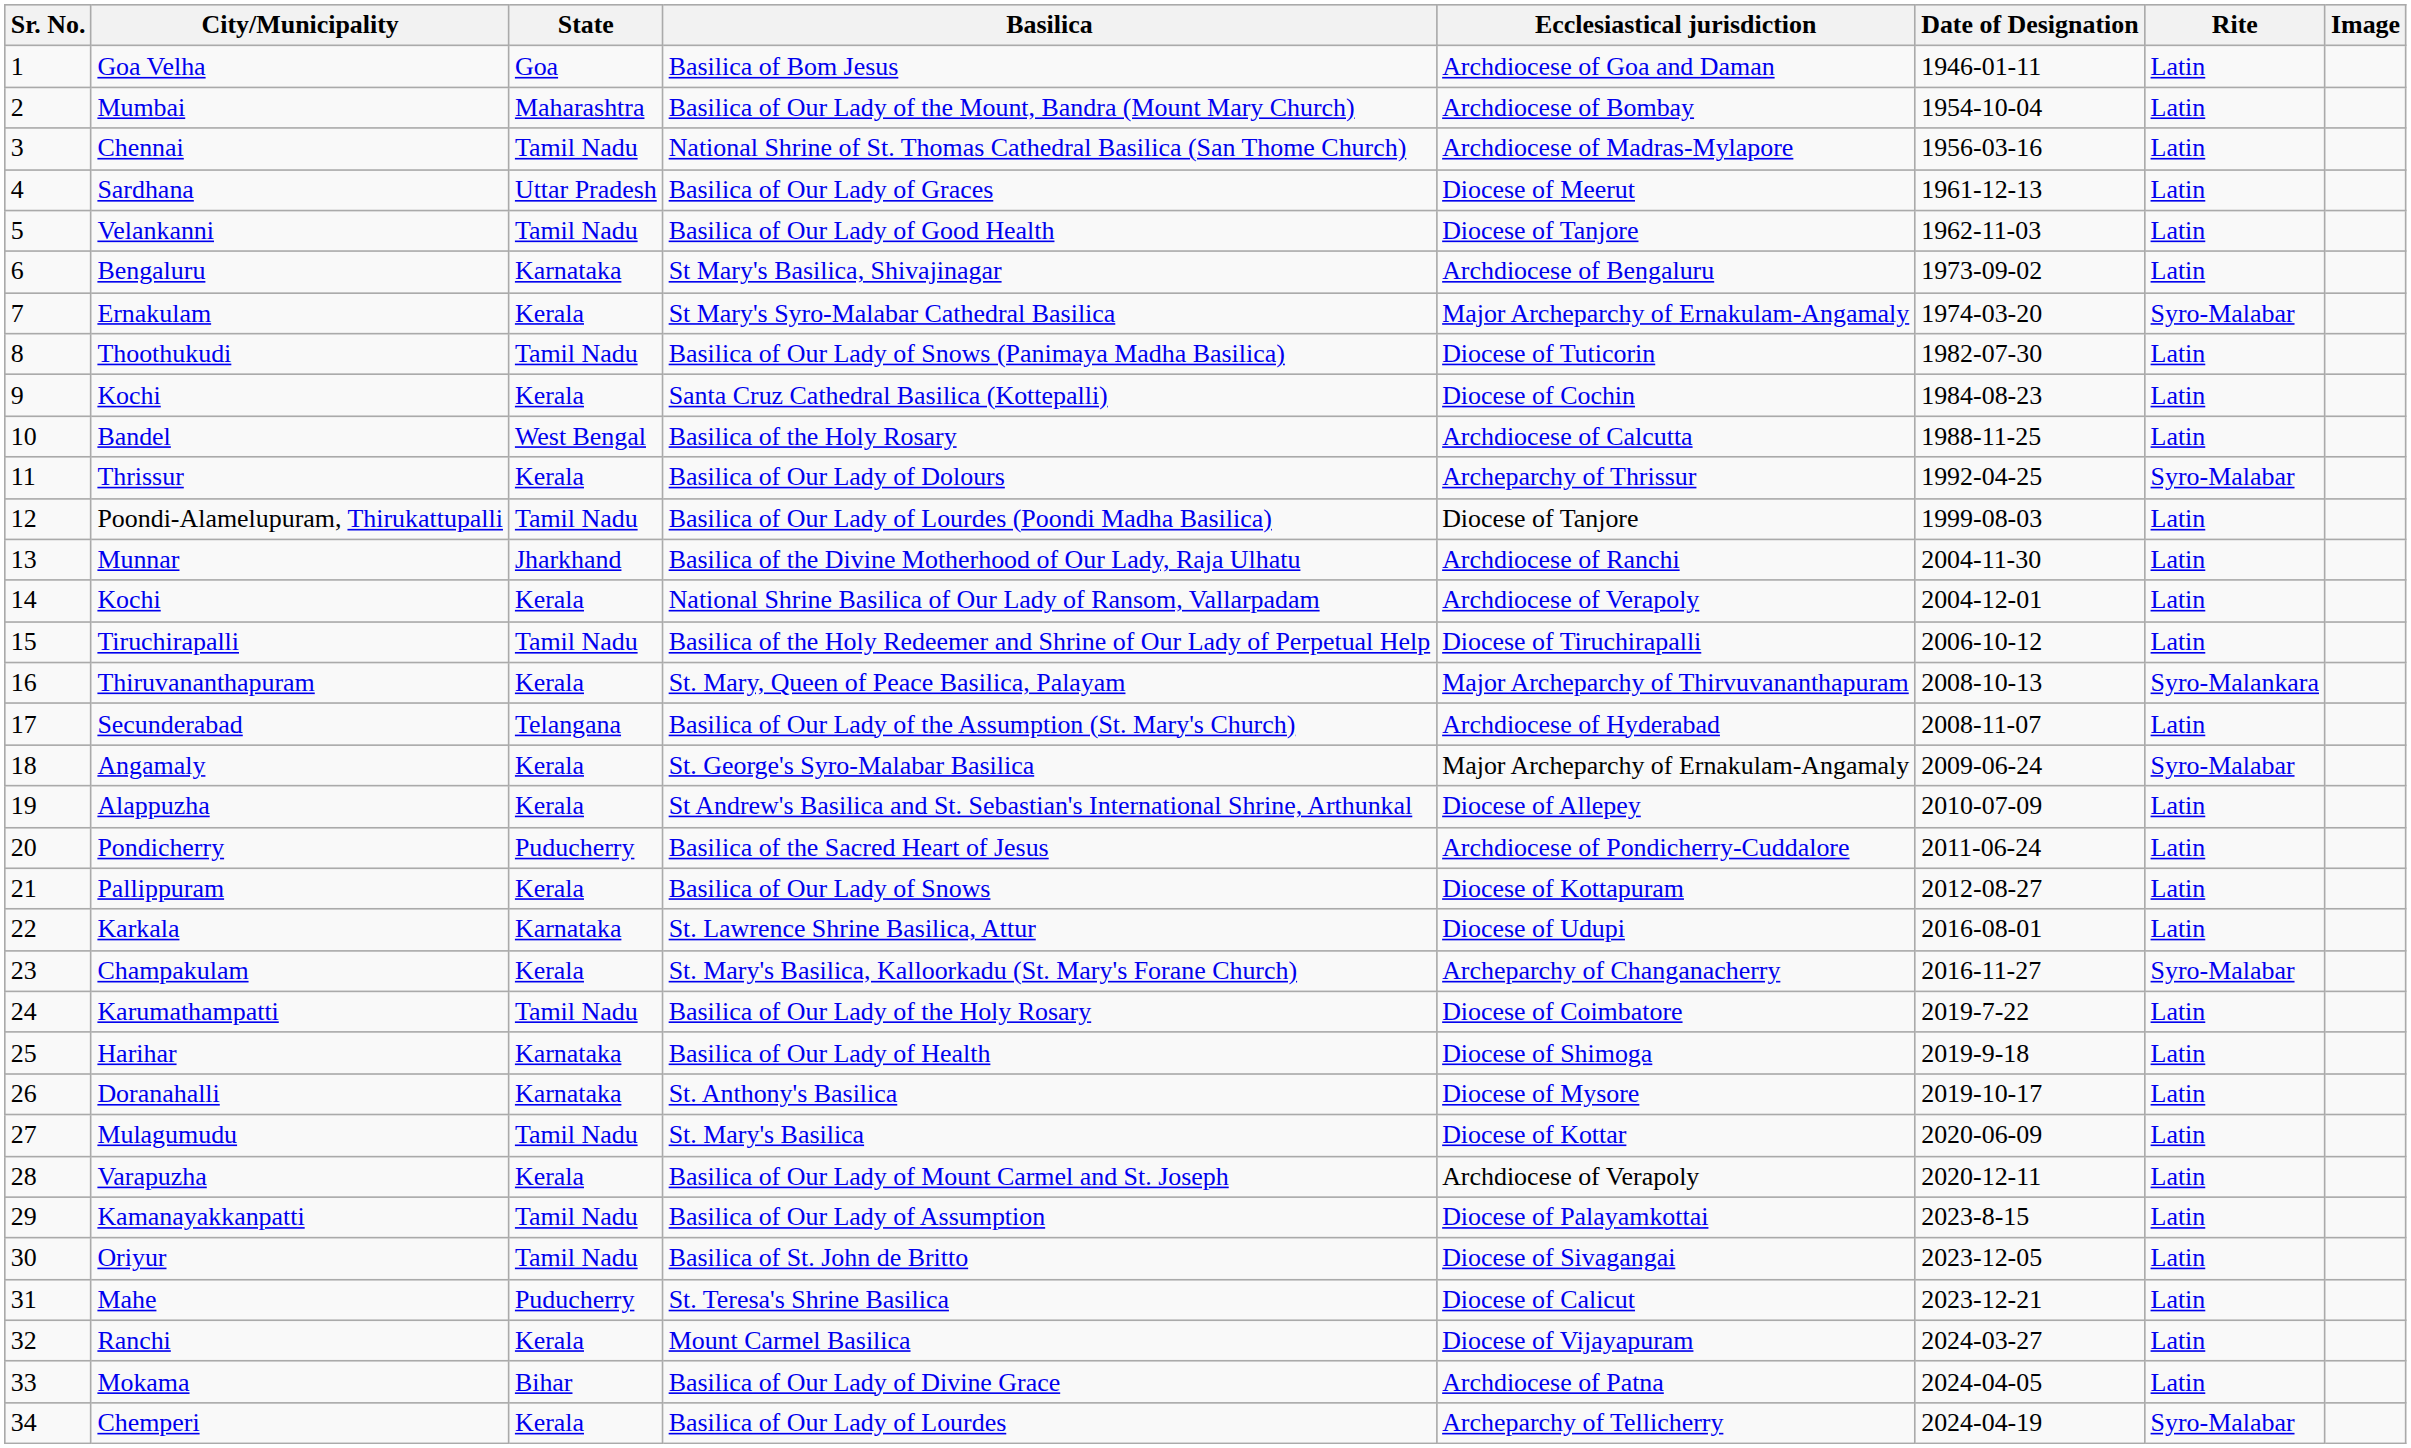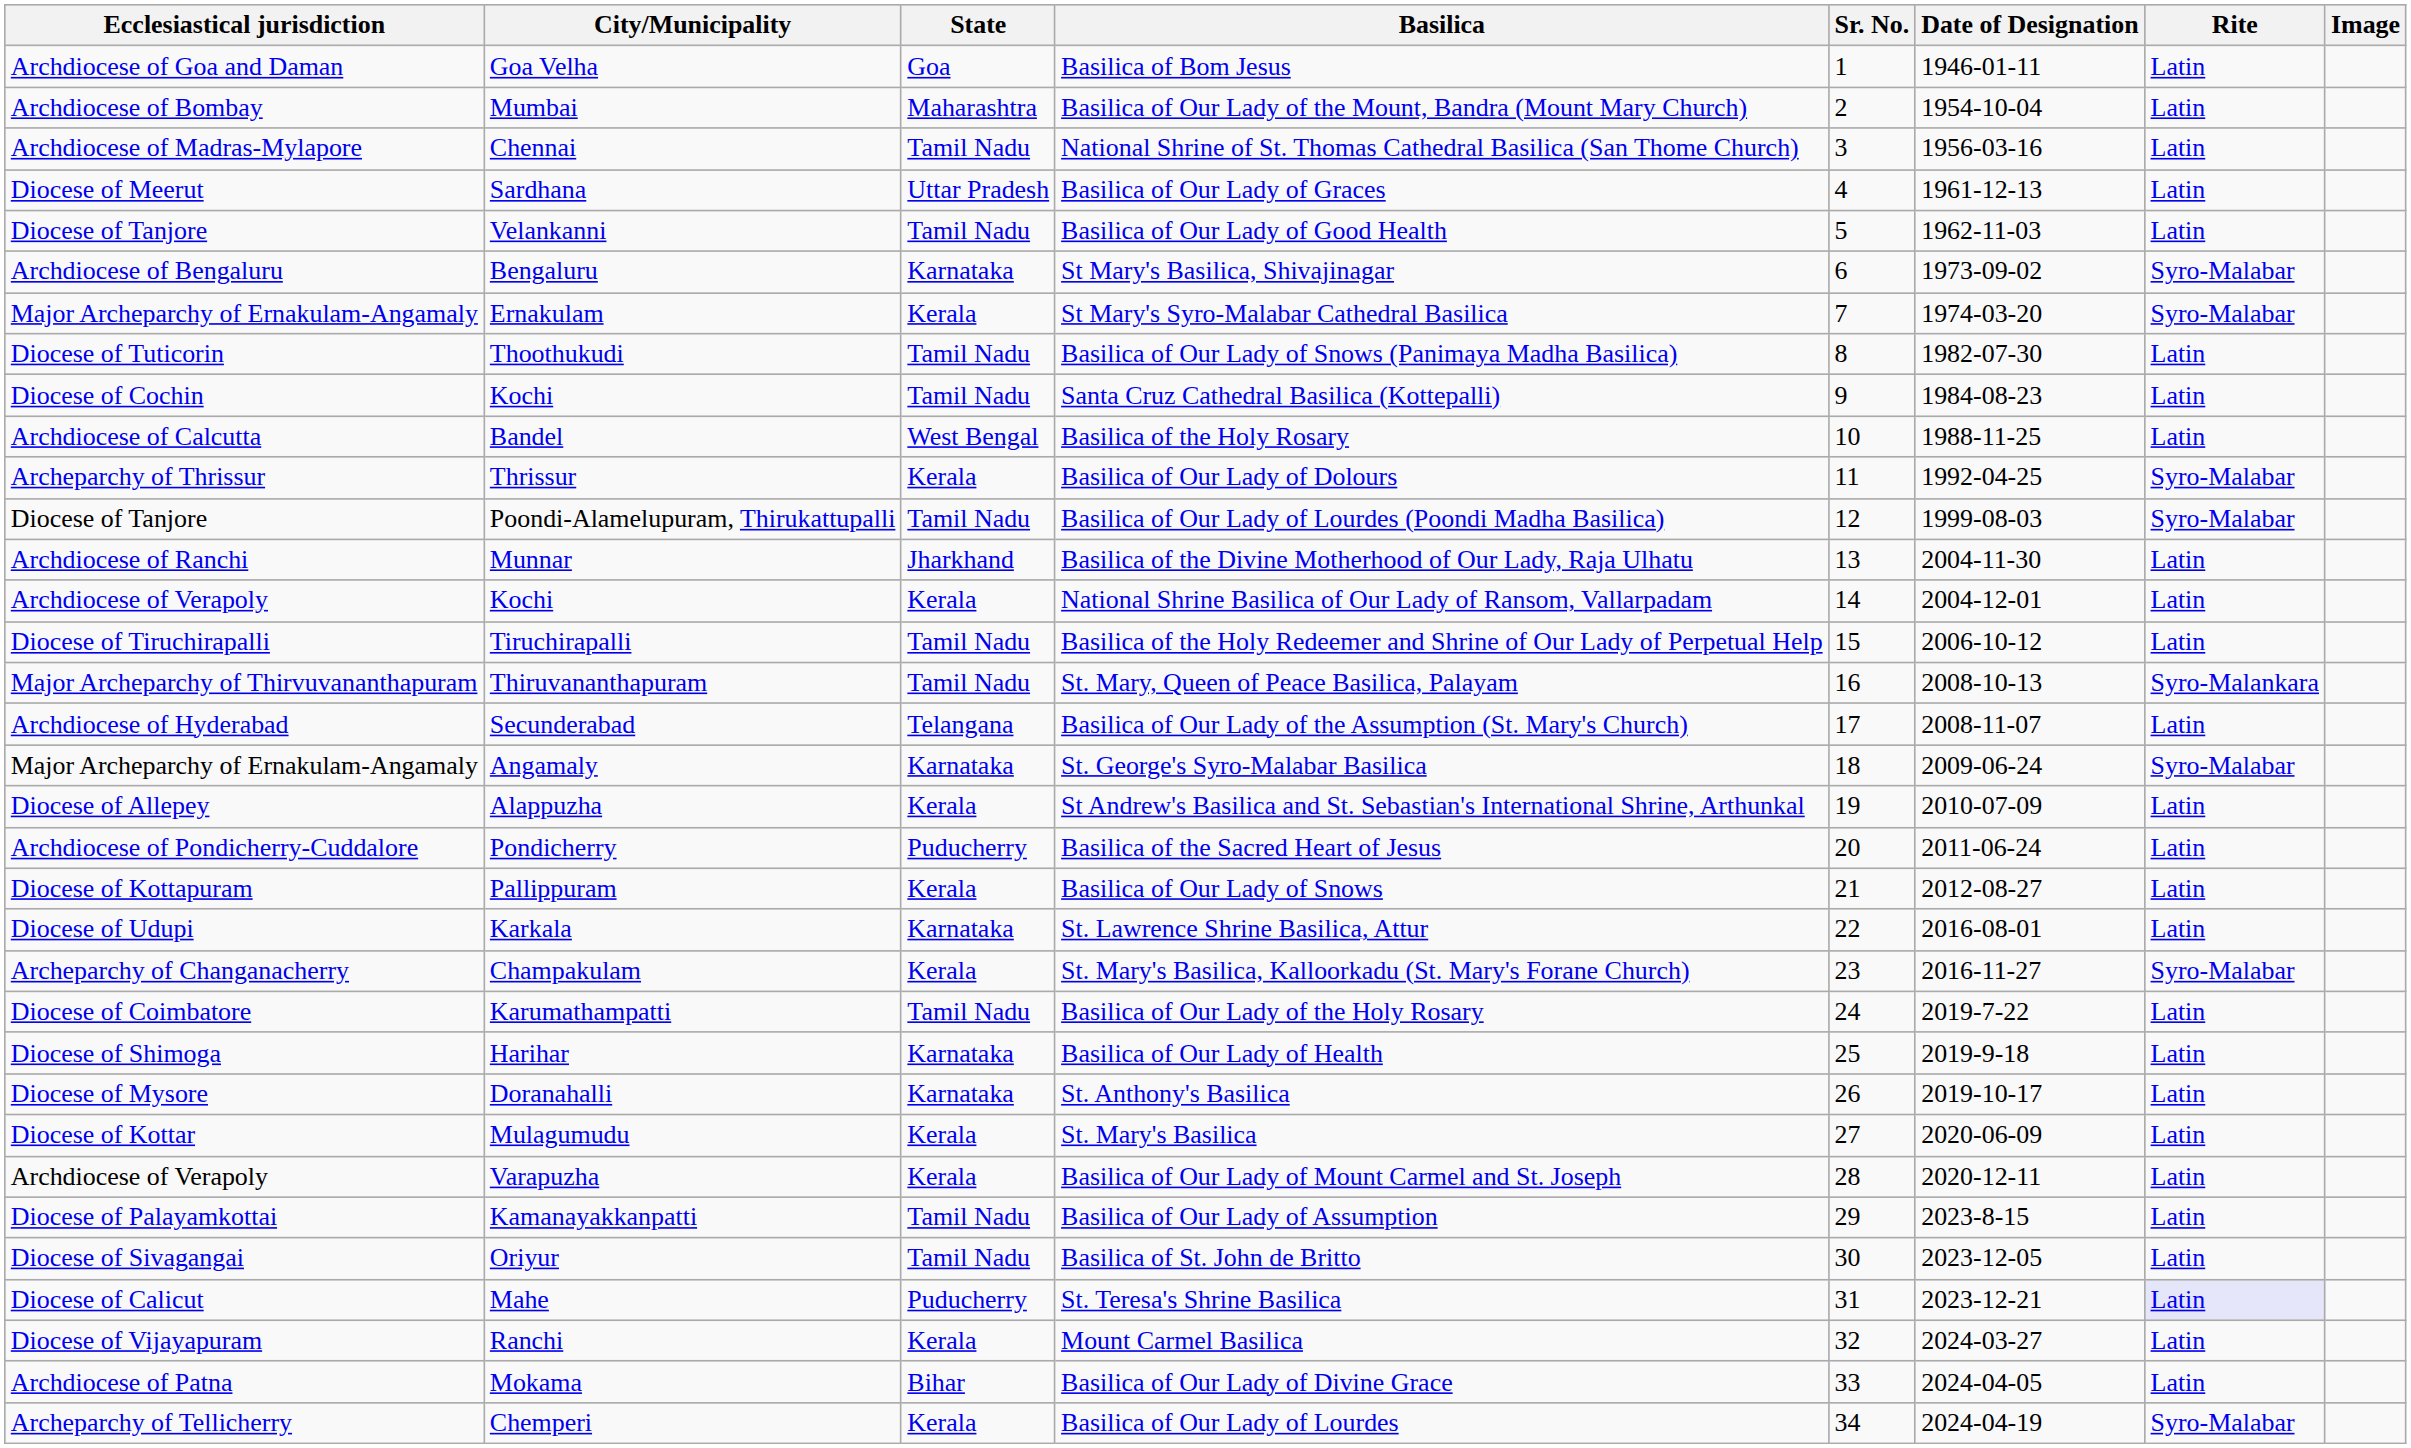columns swapped: (48, 25) <-> (1676, 25)
(2178, 271) Latin -> (2223, 271) Syro-Malabar
(549, 395) Kerala -> (969, 395) Tamil Nadu
(2178, 518) Latin -> (2223, 518) Syro-Malabar
(549, 682) Kerala -> (969, 682) Tamil Nadu
(549, 764) Kerala -> (961, 764) Karnataka
(576, 1134) Tamil Nadu -> (942, 1134) Kerala
(2178, 1299) no background -> (2178, 1299) lavender background
